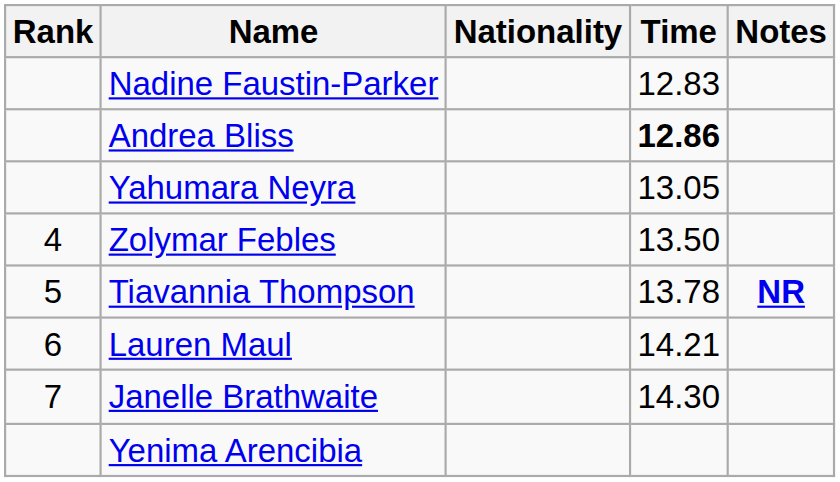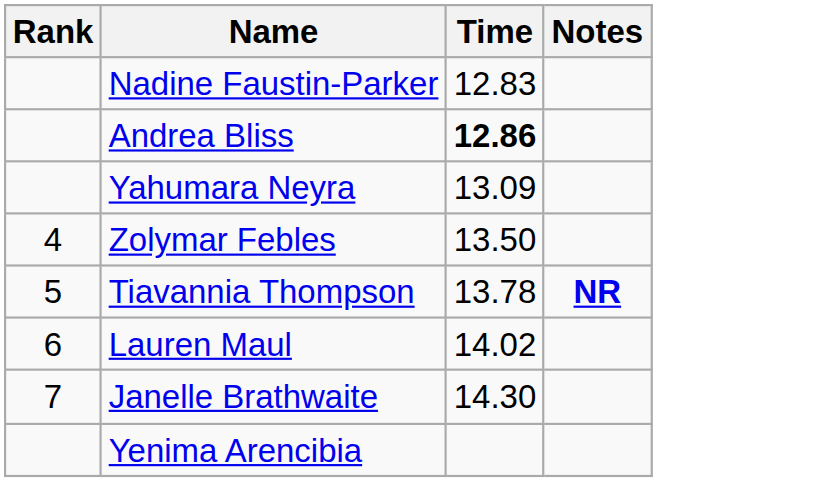- column: (538, 31)
(679, 188) 13.05 -> (495, 188) 13.09
(679, 345) 14.21 -> (495, 345) 14.02
